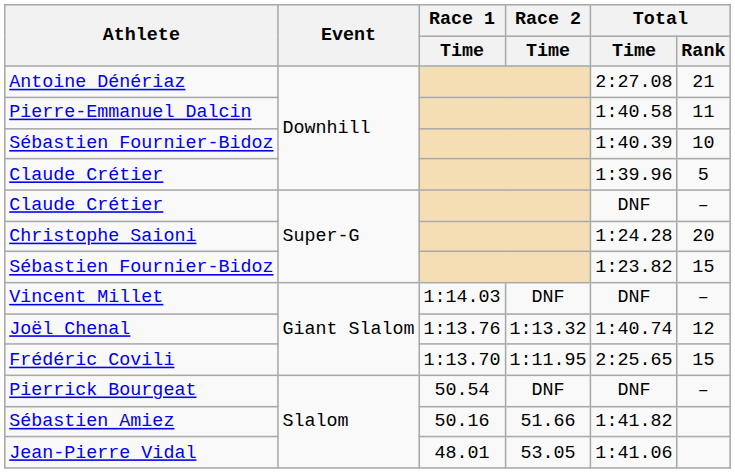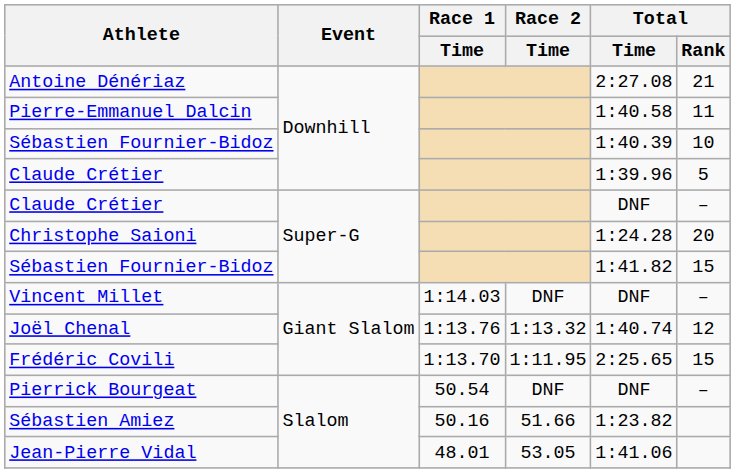(634, 267) 1:23.82 -> (634, 267) 1:41.82
(634, 421) 1:41.82 -> (634, 421) 1:23.82
